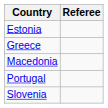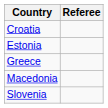+ row: (23, 29)
- row: (26, 78)
